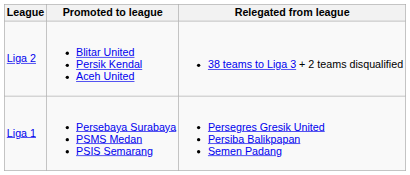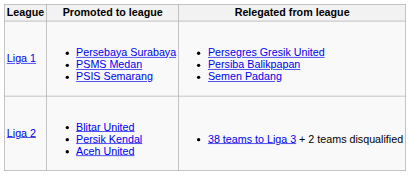rows swapped: (21, 133) <-> (21, 58)
